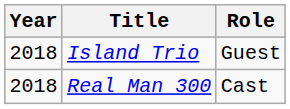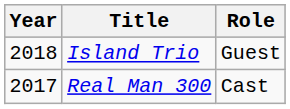(34, 86) 2018 -> (34, 86) 2017
